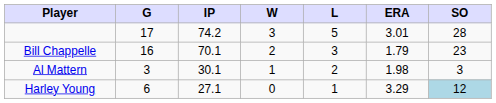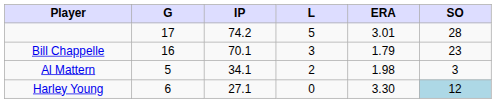- column: (272, 13)
(147, 70) 3 -> (168, 70) 5
(209, 70) 30.1 -> (240, 70) 34.1
(335, 88) 1 -> (311, 88) 0
(397, 88) 3.29 -> (383, 88) 3.30
